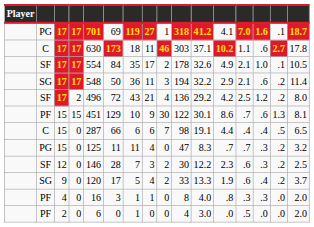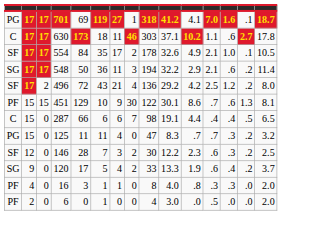- column: (21, 14)
